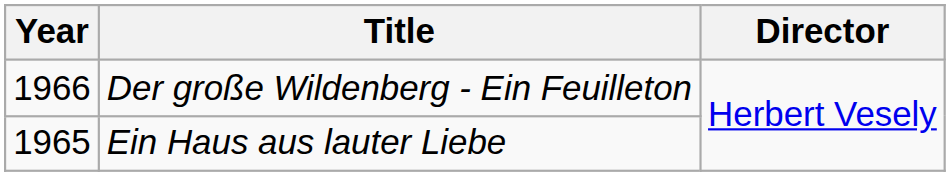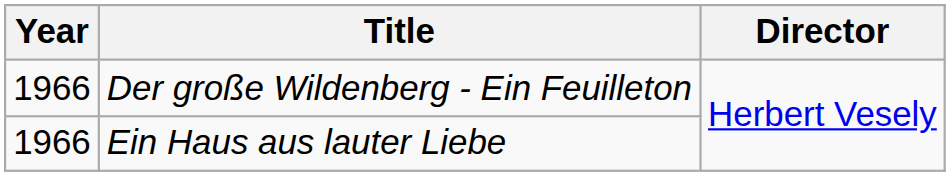(52, 142) 1965 -> (52, 142) 1966
